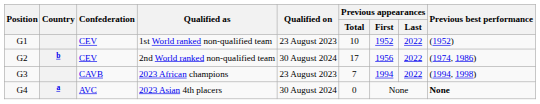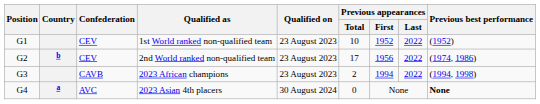(308, 58) 30 August 2024 -> (308, 58) 23 August 2023
(354, 74) 7 -> (354, 74) 2
